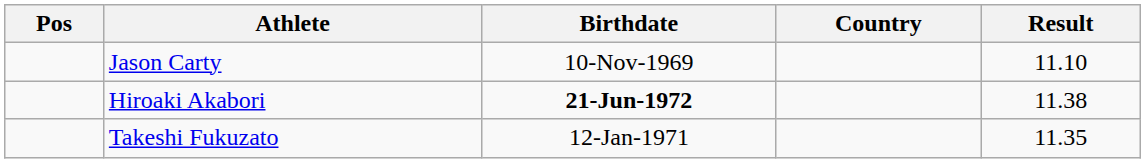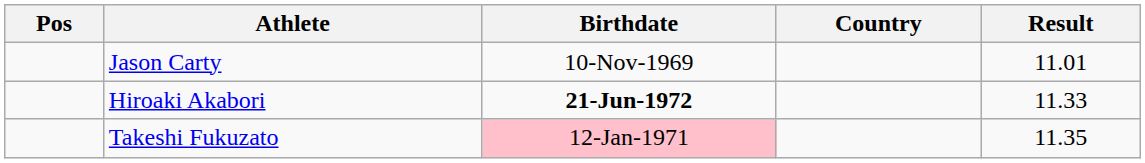(1061, 61) 11.10 -> (1061, 61) 11.01
(1061, 99) 11.38 -> (1061, 99) 11.33
(629, 137) no background -> (629, 137) pink background
